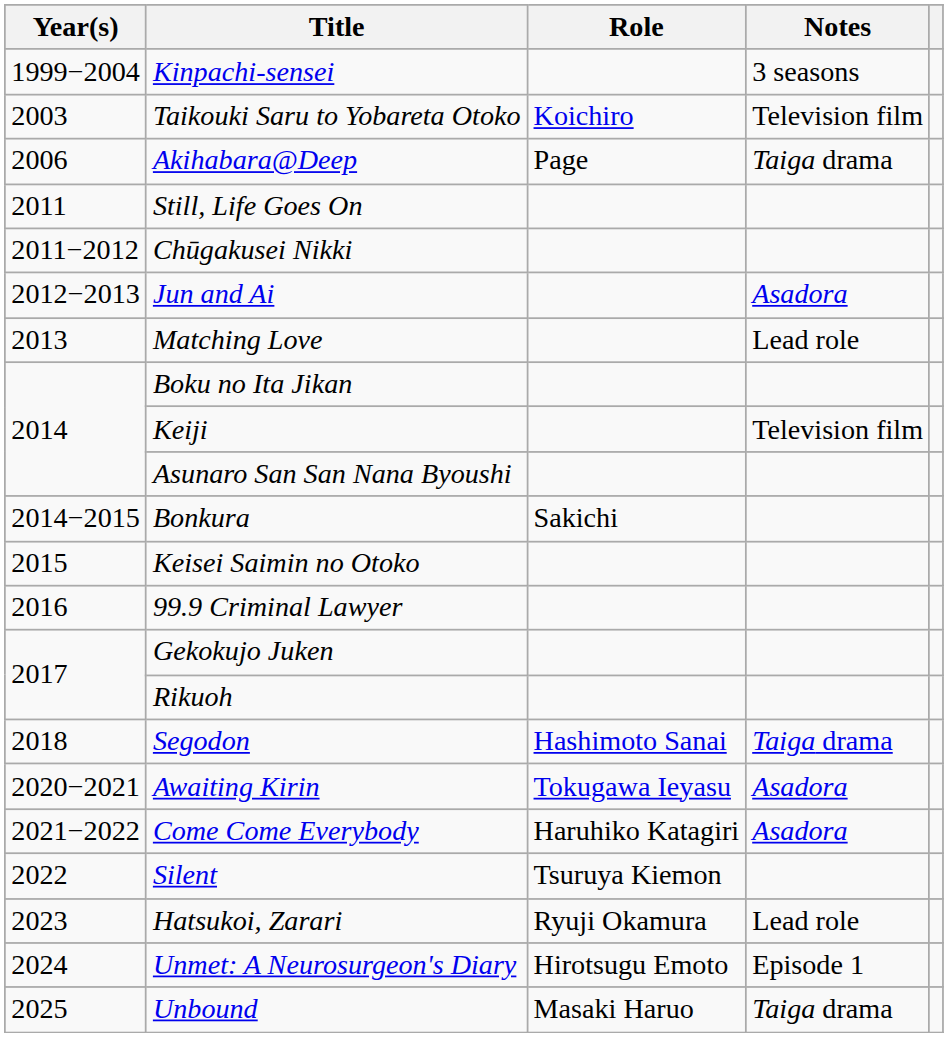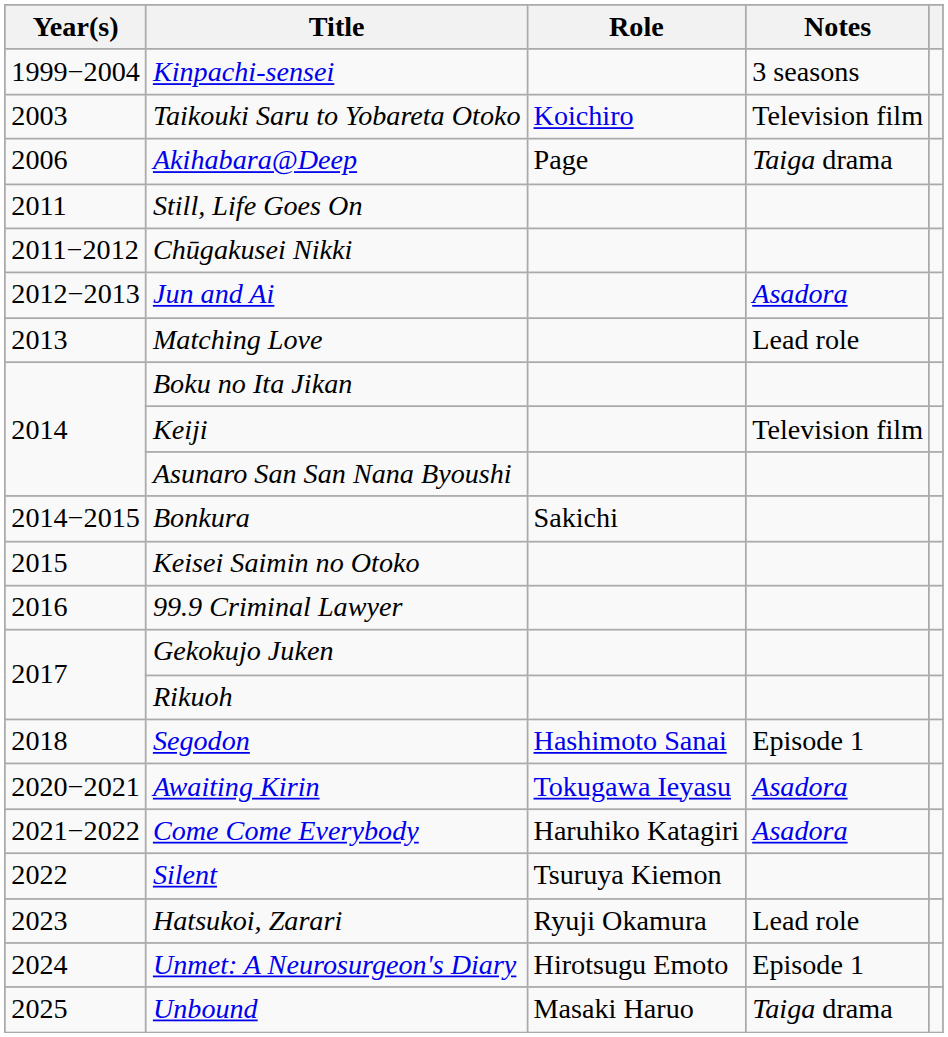(822, 741) Taiga drama -> (808, 741) Episode 1
